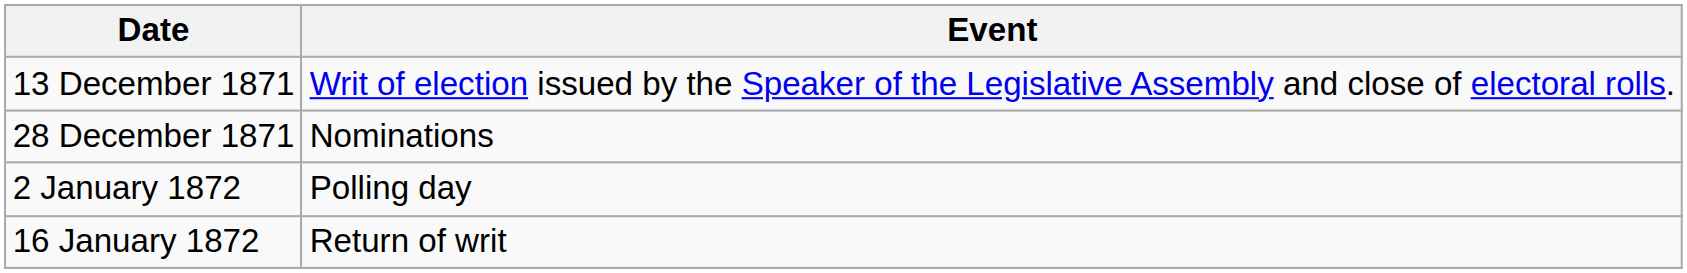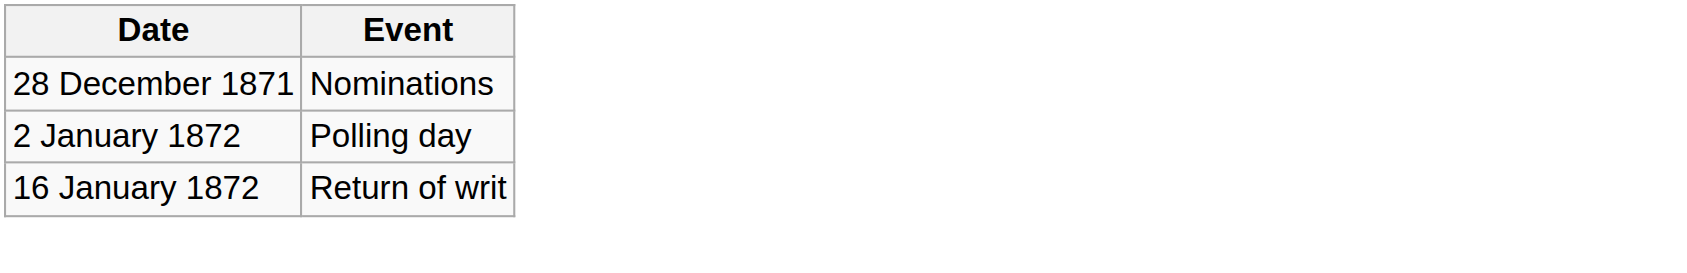- row: (154, 83)
